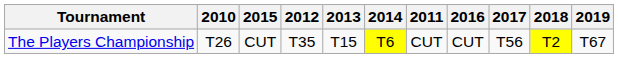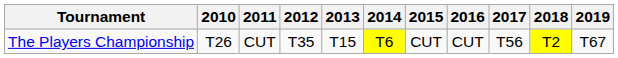columns swapped: (426, 17) <-> (260, 17)
